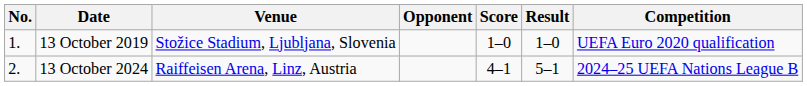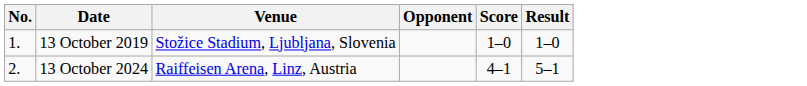- column: (688, 17)
